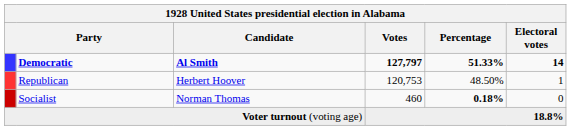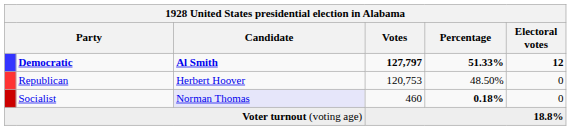(558, 62) 14 -> (558, 62) 12
(561, 80) 1 -> (561, 80) 0
(213, 98) no background -> (213, 98) lavender background
